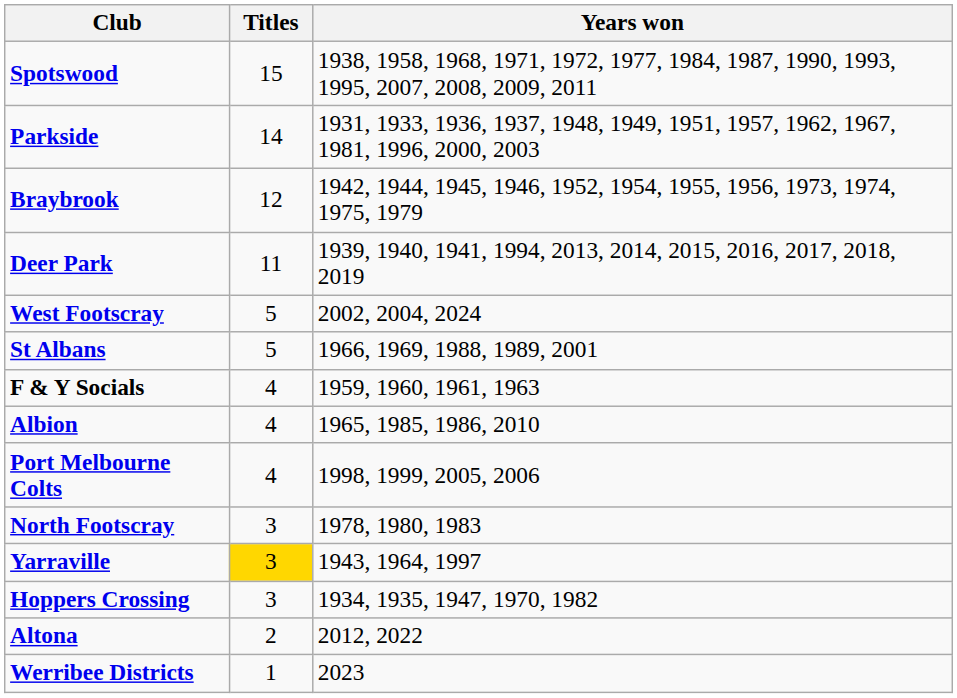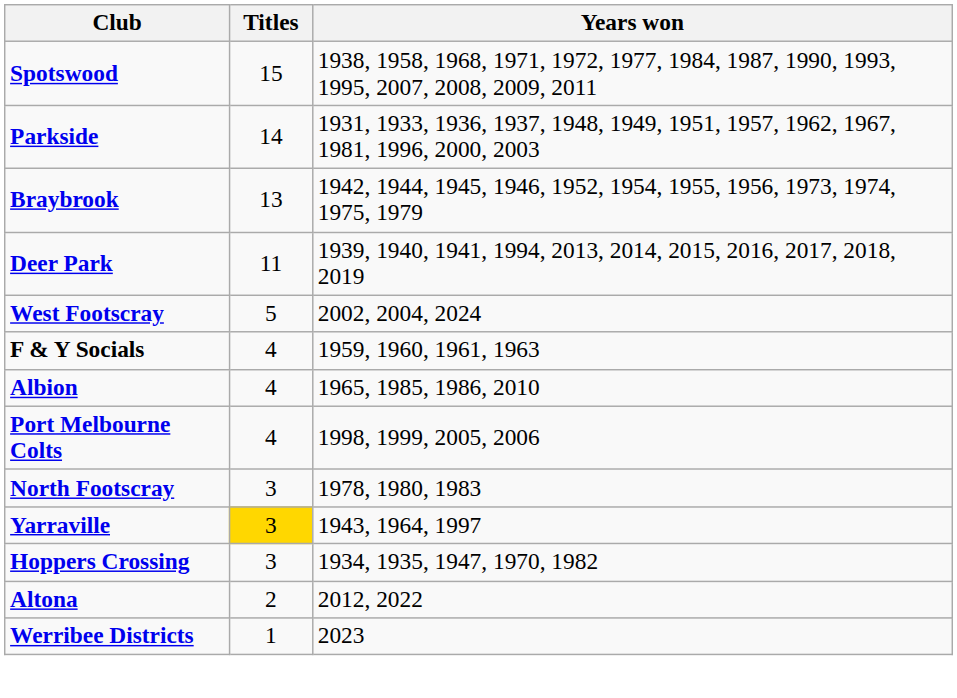(271, 199) 12 -> (271, 199) 13
- row: (58, 350)
